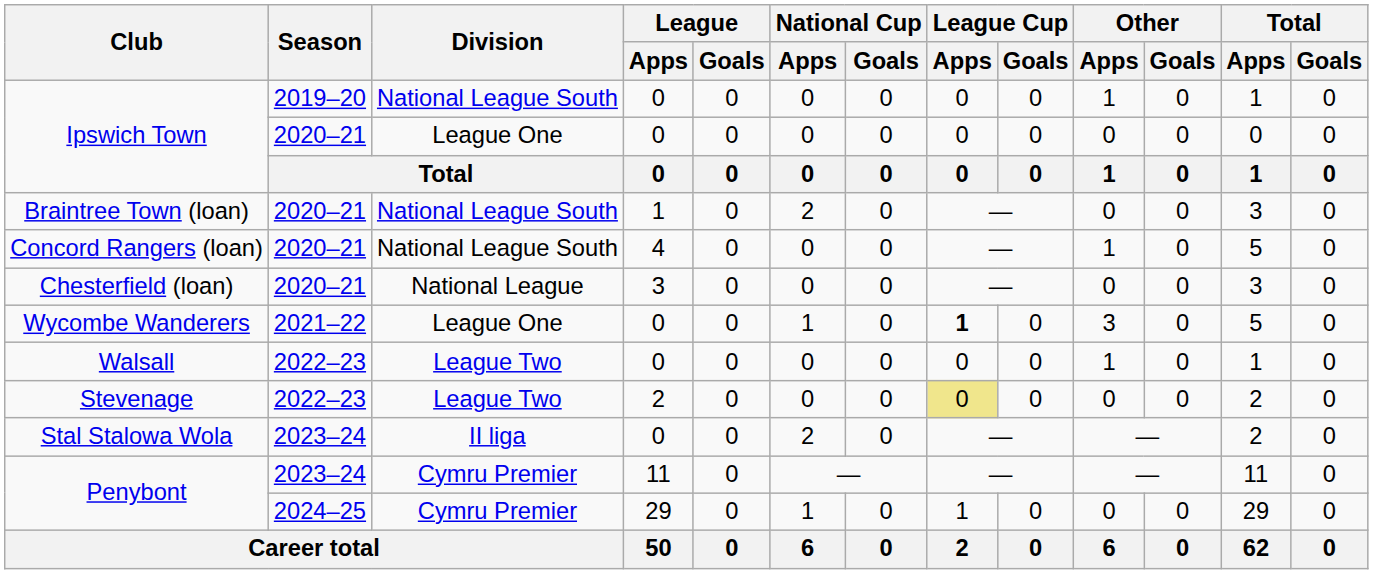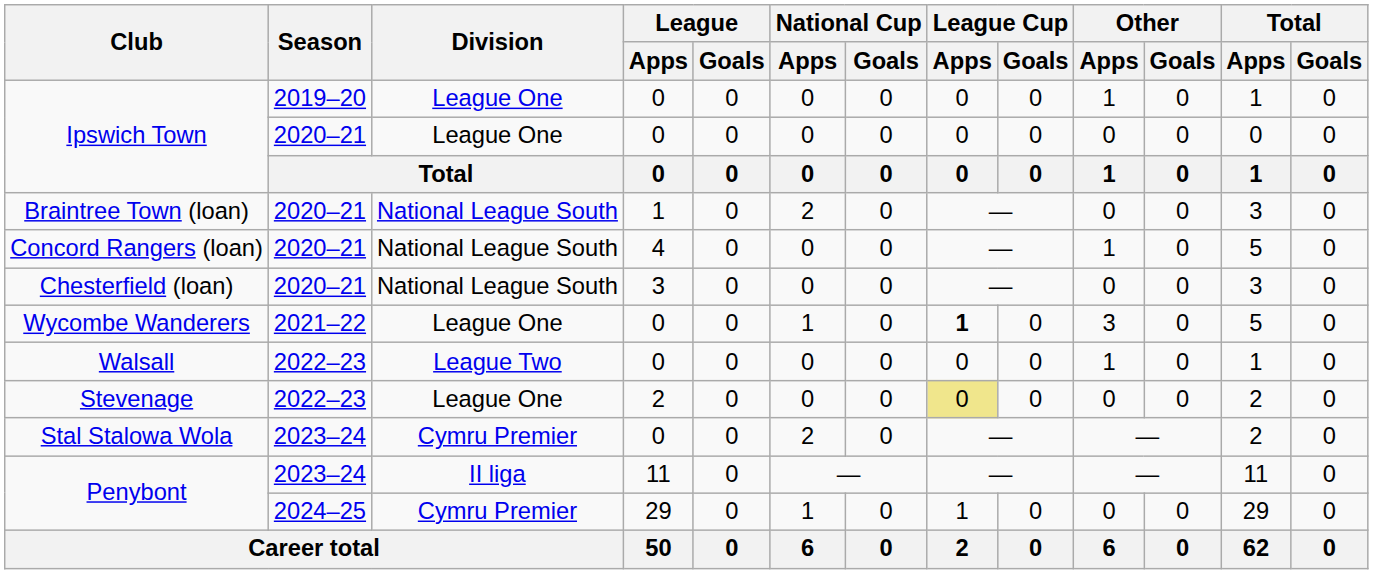(497, 98) National League South -> (497, 98) League One
(497, 286) National League -> (497, 286) National League South
(497, 398) League Two -> (497, 398) League One
(497, 436) II liga -> (497, 436) Cymru Premier
(497, 473) Cymru Premier -> (497, 473) II liga
